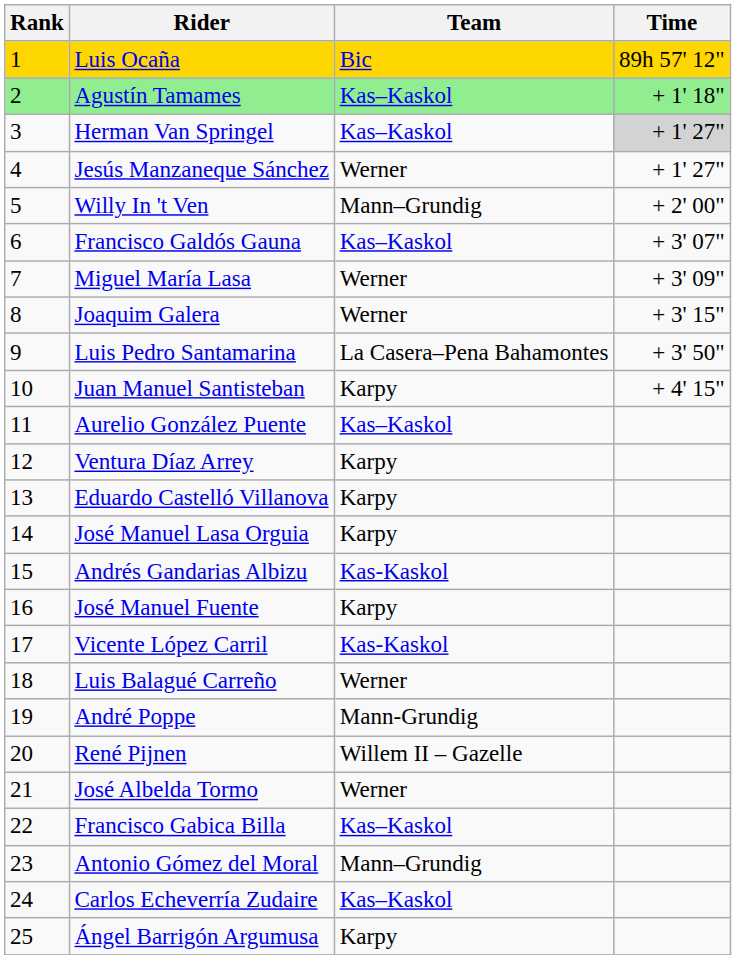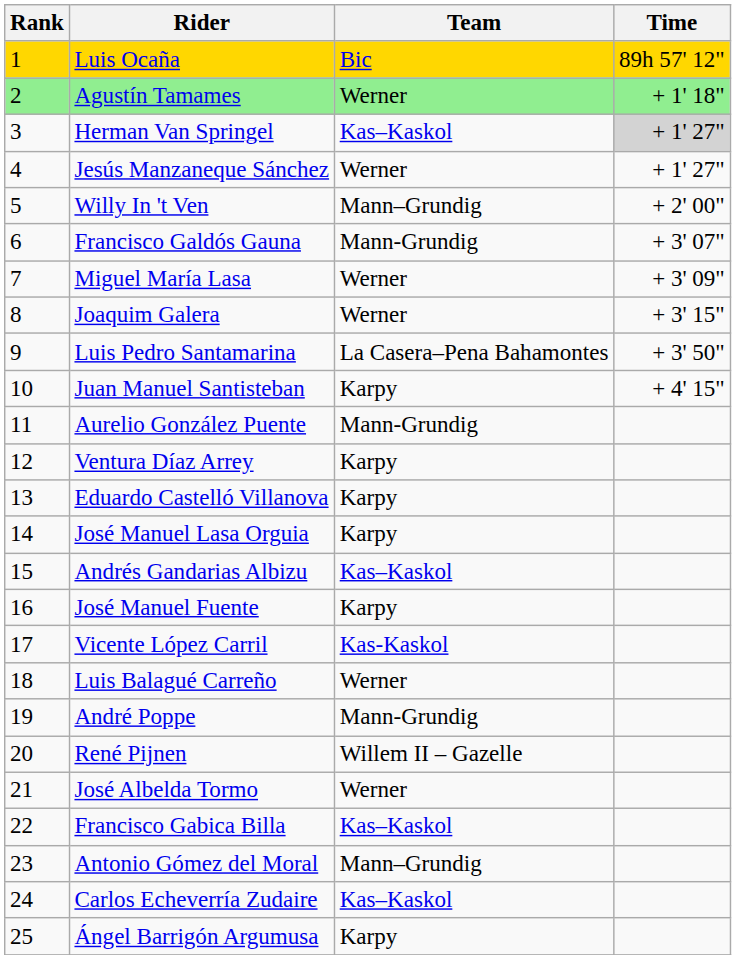(396, 95) Kas–Kaskol -> (373, 95) Werner
(396, 242) Kas–Kaskol -> (409, 242) Mann-Grundig
(396, 424) Kas–Kaskol -> (409, 424) Mann-Grundig
(394, 570) Kas-Kaskol -> (396, 570) Kas–Kaskol
